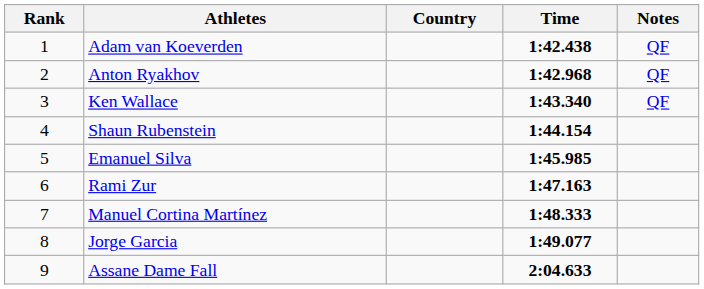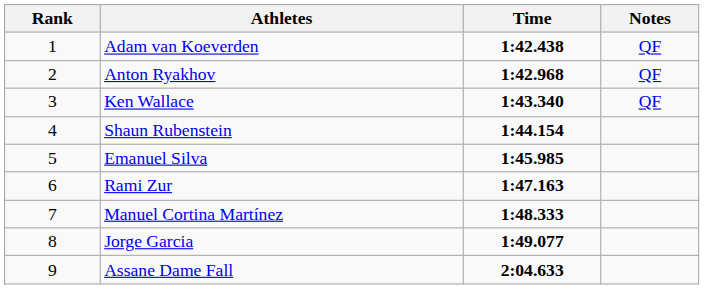- column: (444, 18)
